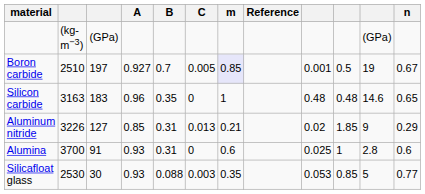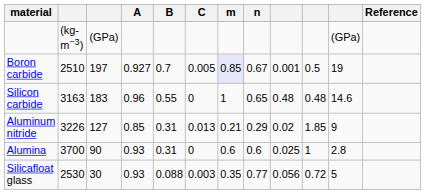columns swapped: (407, 13) <-> (273, 13)
(166, 98) 0.35 -> (166, 98) 0.55
(96, 151) 91 -> (96, 151) 90
(318, 174) 0.053 -> (286, 174) 0.056
(347, 174) 0.85 -> (315, 174) 0.72
